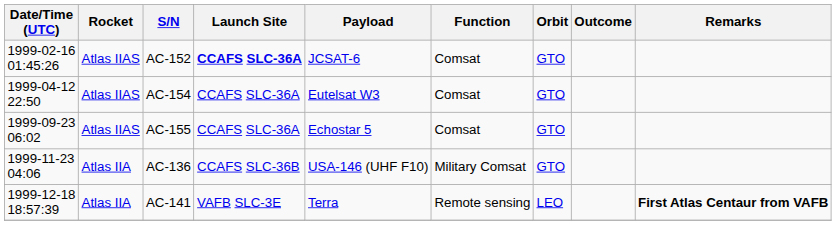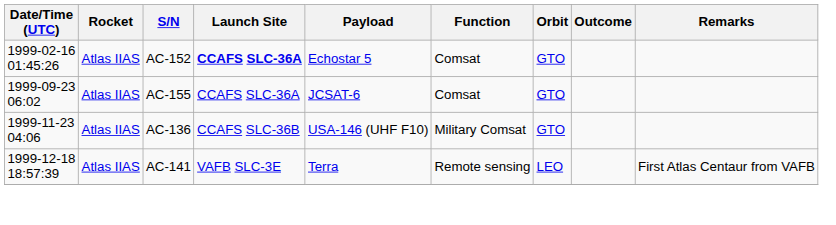(334, 58) JCSAT-6 -> (340, 58) Echostar 5
- row: (168, 94)
(340, 130) Echostar 5 -> (334, 94) JCSAT-6
(106, 166) Atlas IIA -> (111, 130) Atlas IIAS
(106, 202) Atlas IIA -> (111, 166) Atlas IIAS
(733, 202) bold -> (726, 166) normal
